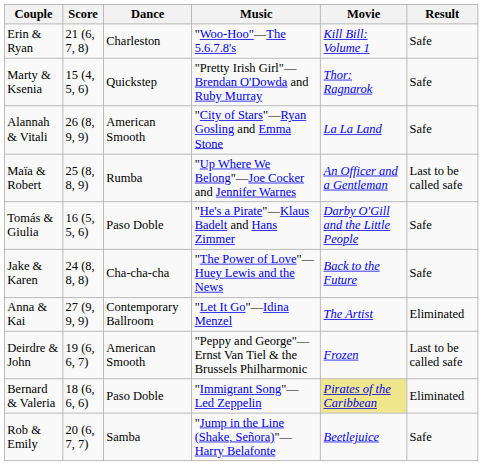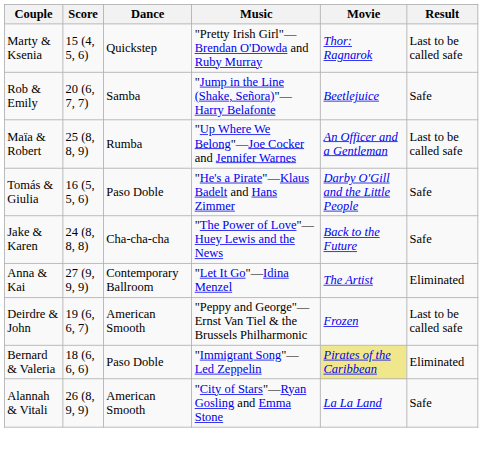- row: (24, 41)
(421, 82) Safe -> (436, 48) Last to be called safe
rows swapped: (24, 436) <-> (28, 129)
